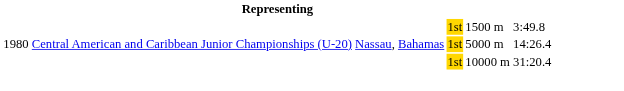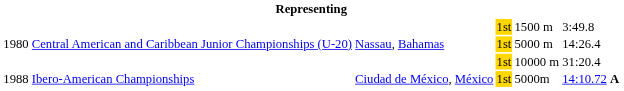+ row: (16, 79)
